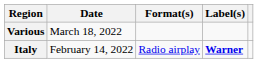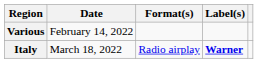(86, 31) March 18, 2022 -> (91, 31) February 14, 2022
(91, 49) February 14, 2022 -> (86, 49) March 18, 2022
